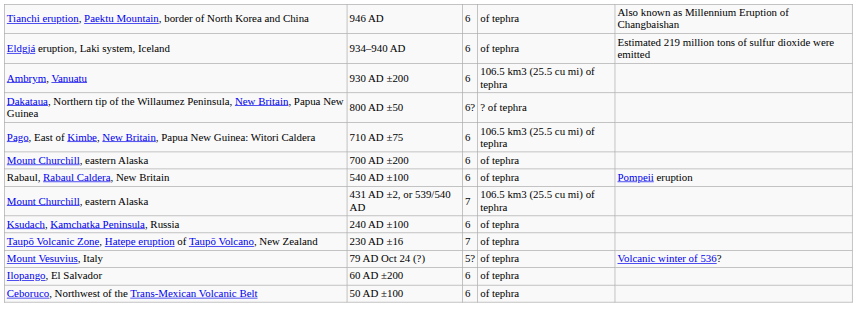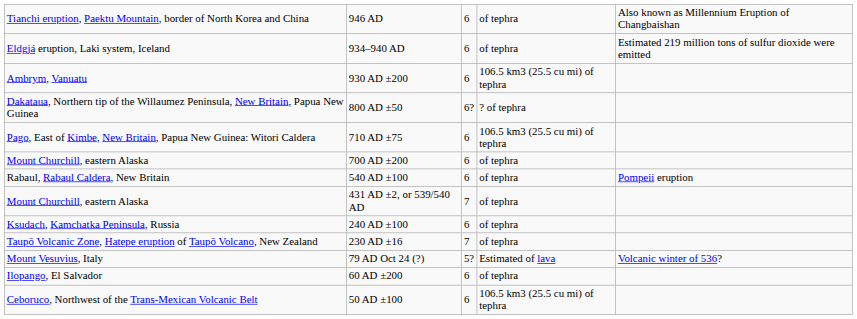(537, 201) 106.5 km3 (25.5 cu mi) of tephra -> (499, 201) of tephra
(500, 259) of tephra -> (517, 259) Estimated of lava
(500, 293) of tephra -> (536, 299) 106.5 km3 (25.5 cu mi) of tephra
